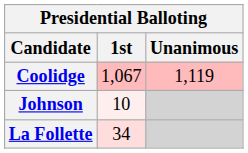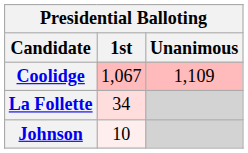(194, 76) 1,119 -> (194, 76) 1,109
rows swapped: (51, 133) <-> (51, 104)
